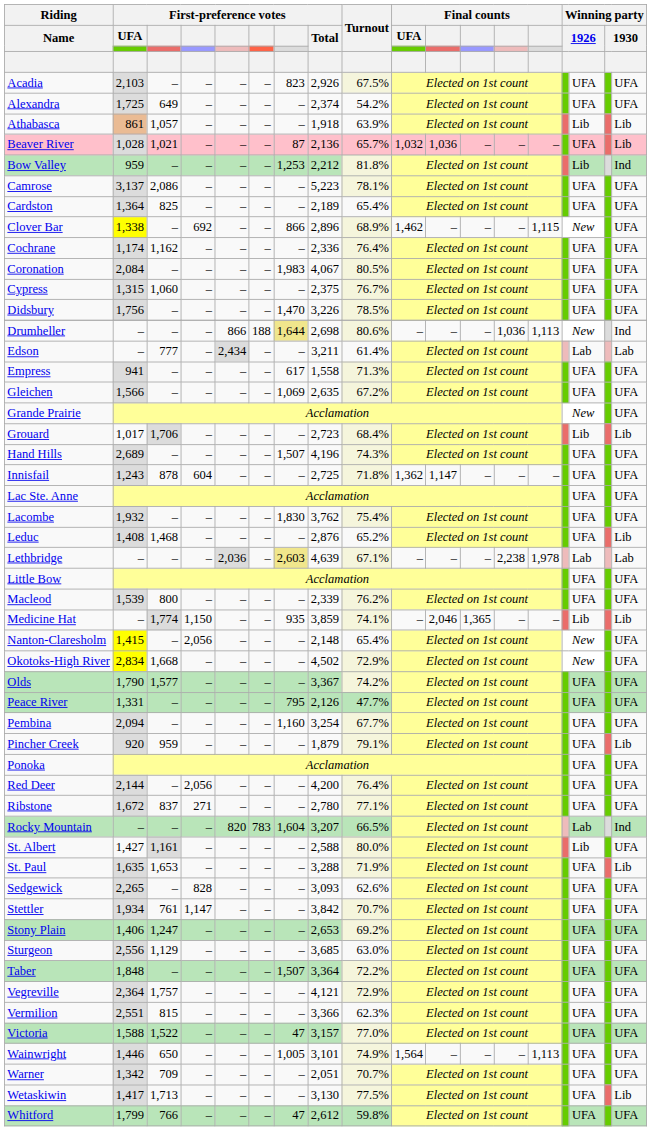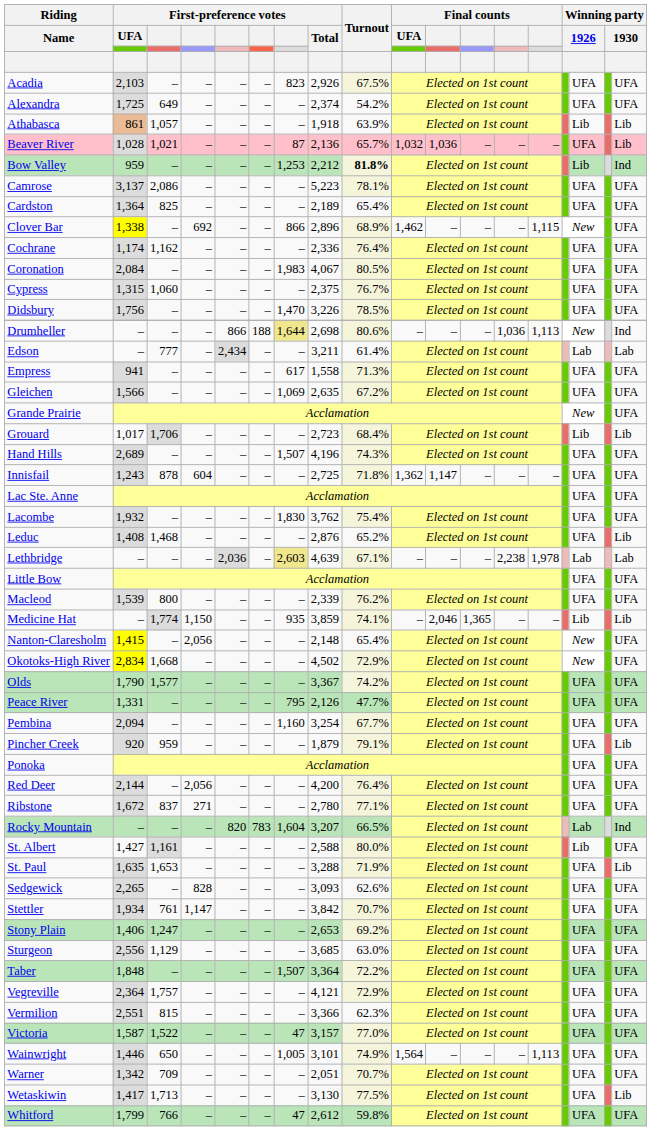(373, 165) normal -> (372, 165) bold
(130, 1033) 1,588 -> (130, 1033) 1,587
